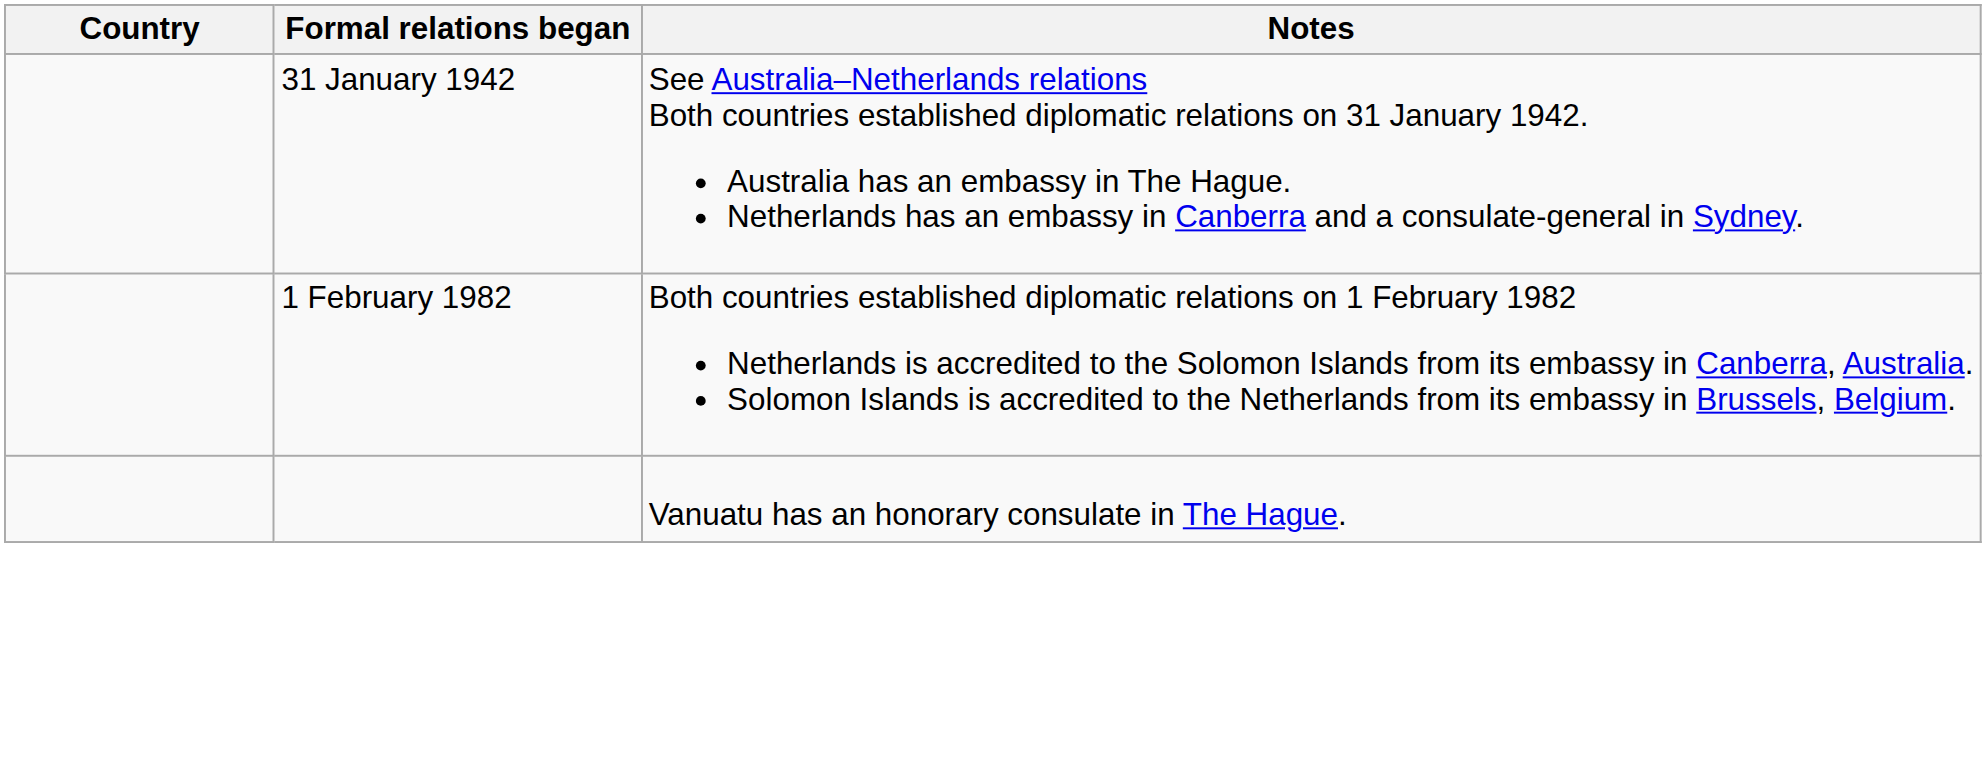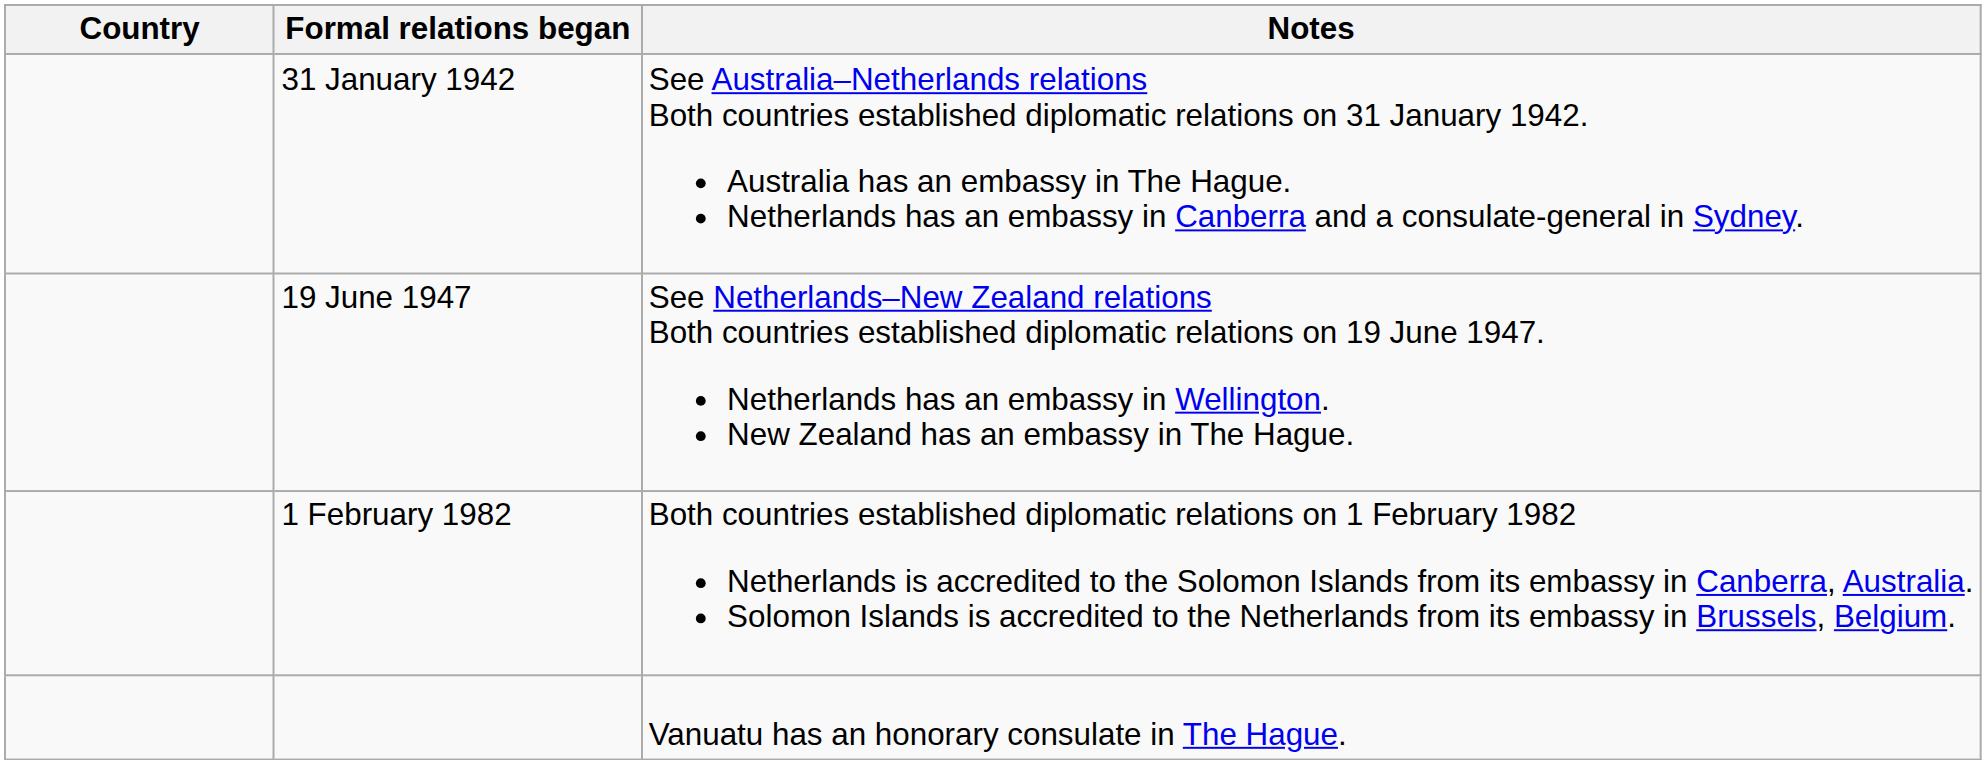+ row: (377, 297)
